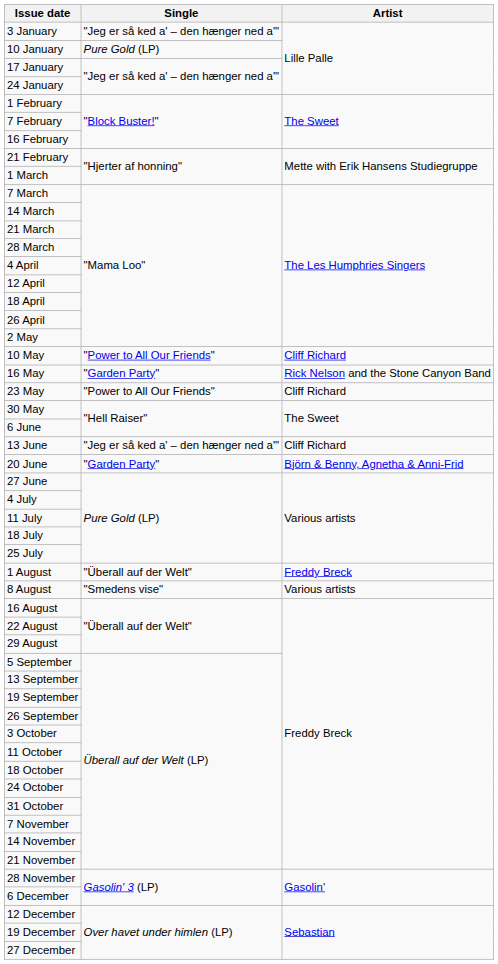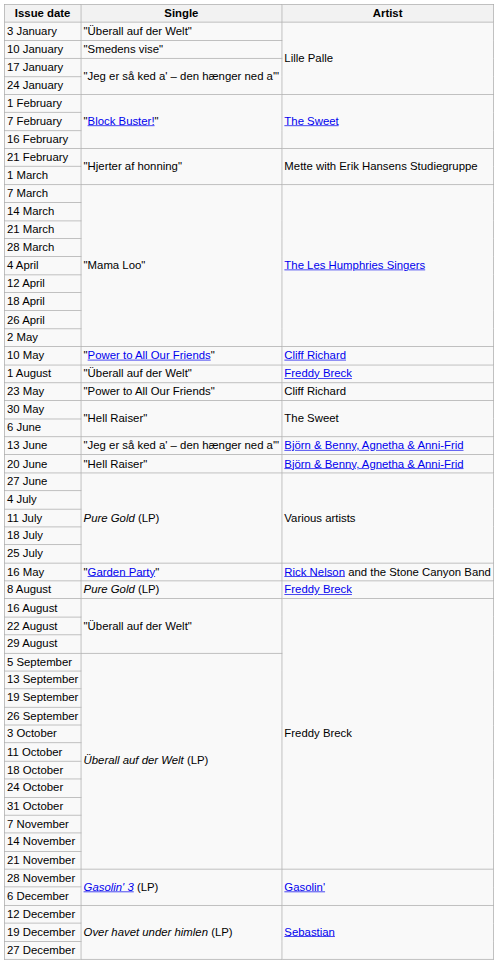(181, 31) "Jeg er så ked a' – den hænger ned a'" -> (138, 31) "Überall auf der Welt"
(121, 49) Pure Gold (LP) -> (123, 49) "Smedens vise"
rows swapped: (26, 373) <-> (29, 572)
(315, 445) Cliff Richard -> (374, 445) Björn & Benny, Agnetha & Anni-Frid
(121, 463) "Garden Party" -> (115, 463) "Hell Raiser"
(123, 590) "Smedens vise" -> (121, 590) Pure Gold (LP)
(320, 590) Various artists -> (318, 590) Freddy Breck
